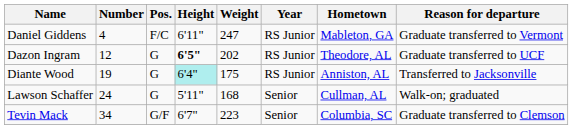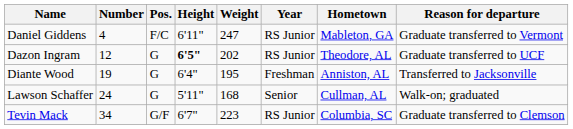(188, 74) paleturquoise background -> (188, 74) no background
(229, 74) 175 -> (229, 74) 195
(290, 74) RS Junior -> (289, 74) Freshman
(281, 114) Senior -> (290, 114) RS Junior
